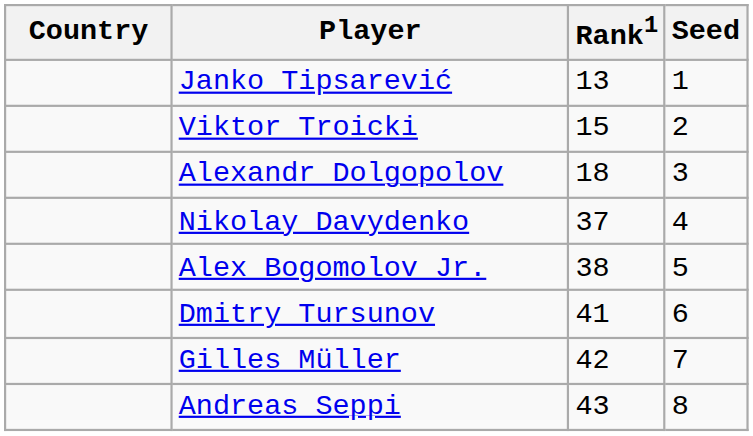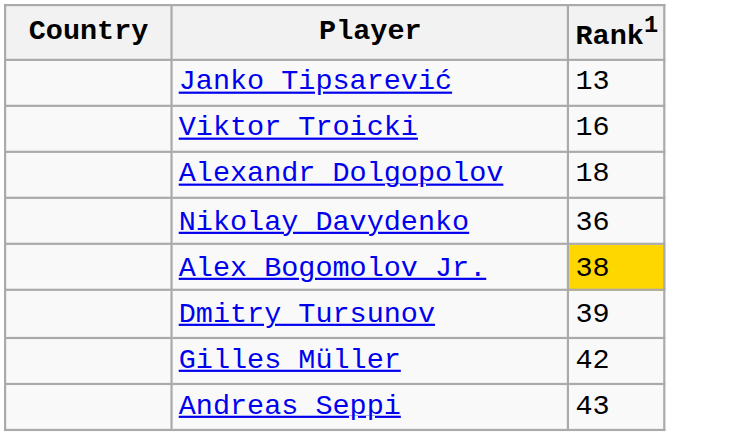- column: (706, 32)
(593, 128) 15 -> (593, 128) 16
(593, 221) 37 -> (593, 221) 36
(593, 268) no background -> (593, 268) gold background
(593, 314) 41 -> (593, 314) 39
